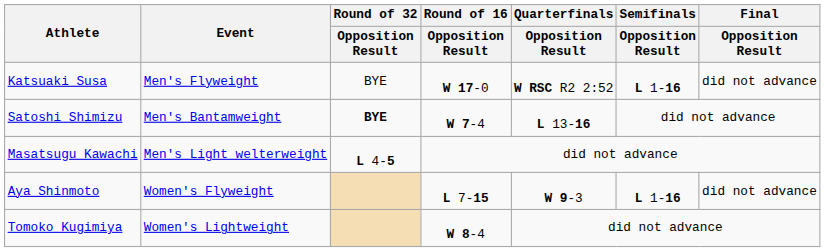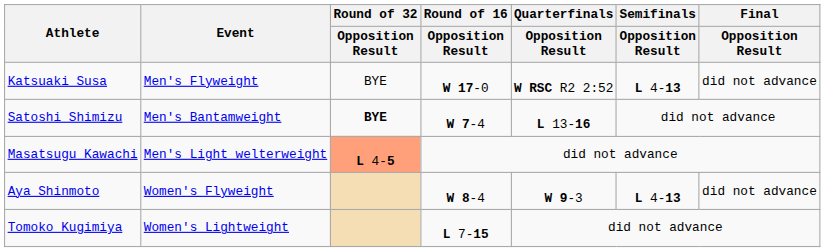(658, 88) L 1-16 -> (658, 88) L 4-13
(375, 162) no background -> (375, 162) lightsalmon background
(466, 198) L 7-15 -> (466, 198) W 8-4
(658, 198) L 1-16 -> (658, 198) L 4-13
(466, 235) W 8-4 -> (466, 235) L 7-15
